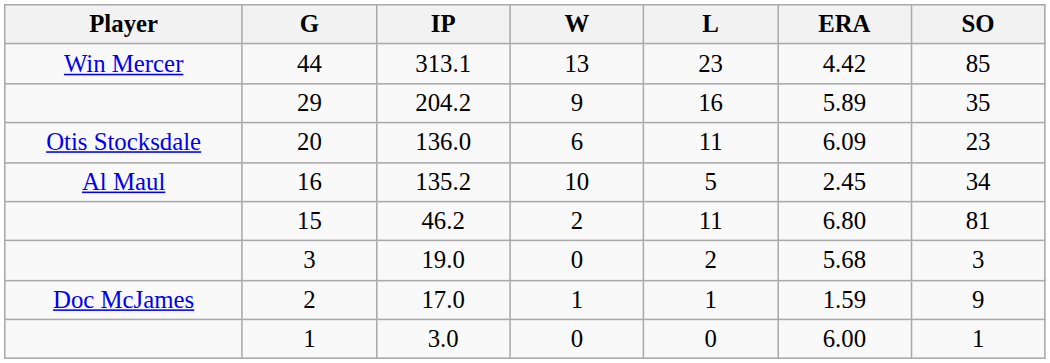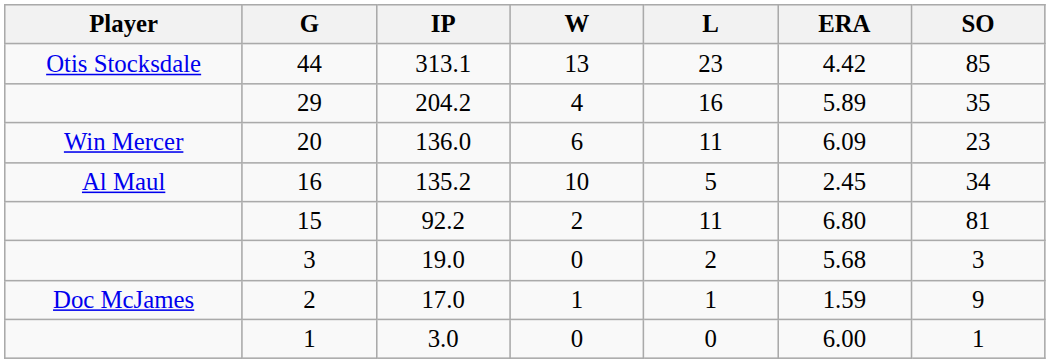(124, 63) Win Mercer -> (124, 63) Otis Stocksdale
(577, 102) 9 -> (577, 102) 4
(124, 142) Otis Stocksdale -> (124, 142) Win Mercer
(443, 220) 46.2 -> (443, 220) 92.2
